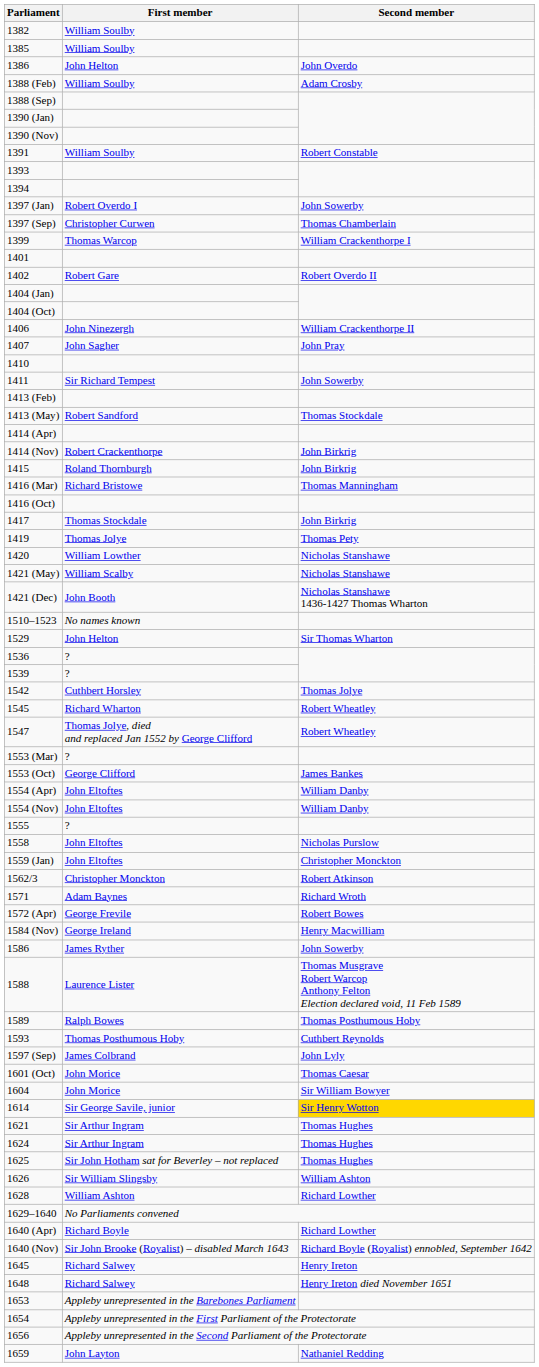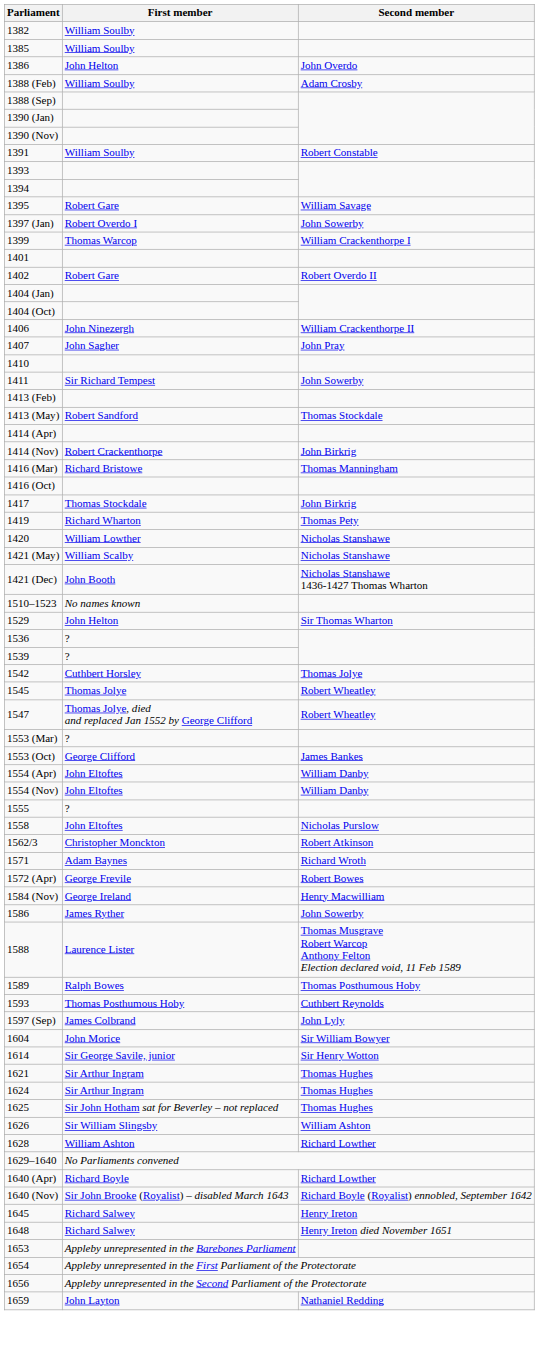+ row: (18, 205)
- row: (31, 223)
- row: (18, 468)
(96, 538) Thomas Jolye -> (103, 521) Richard Wharton
(103, 708) Richard Wharton -> (96, 691) Thomas Jolye
- row: (30, 861)
- row: (31, 1073)
(340, 1108) gold background -> (340, 1055) no background
